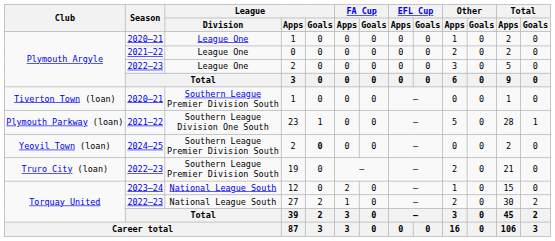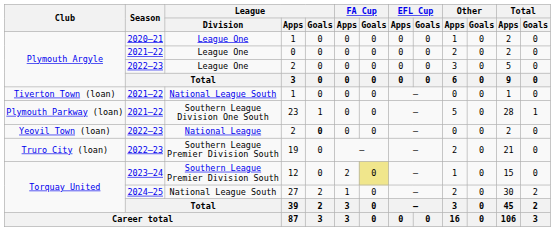(145, 99) 2020–21 -> (145, 94) 2021–22
(223, 99) Southern League Premier Division South -> (223, 94) National League South
(145, 146) 2024–25 -> (145, 131) 2022–23
(223, 146) Southern League Premier Division South -> (223, 131) National League
(223, 188) National League South -> (223, 173) Southern League Premier Division South
(374, 188) no background -> (374, 173) khaki background
(145, 202) 2022–23 -> (145, 192) 2024–25
